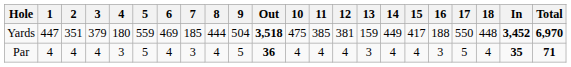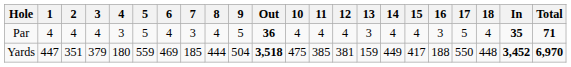rows swapped: (21, 33) <-> (21, 52)
